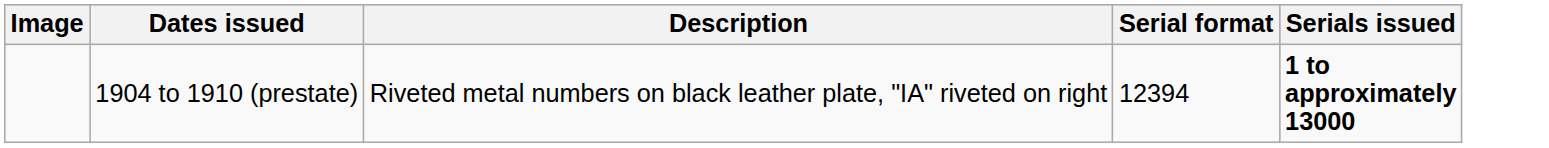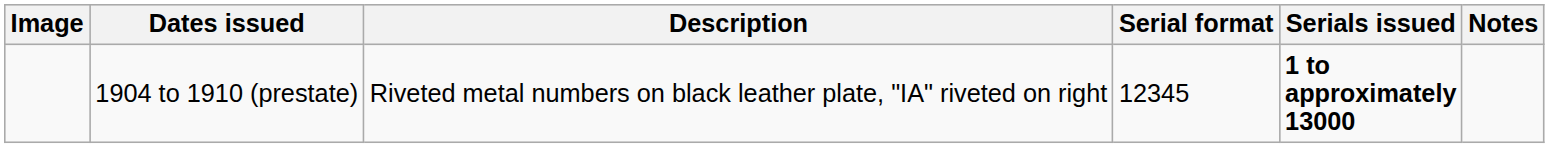+ column: (1503, 24)
(1154, 93) 12394 -> (1154, 93) 12345
